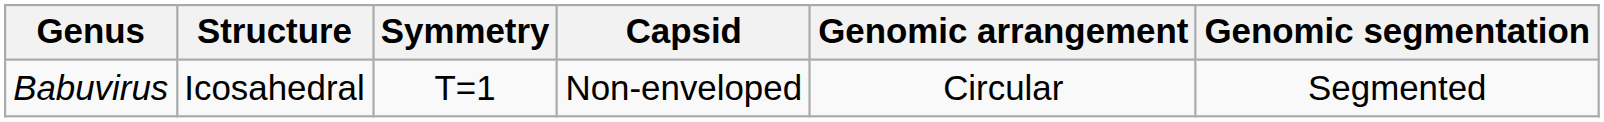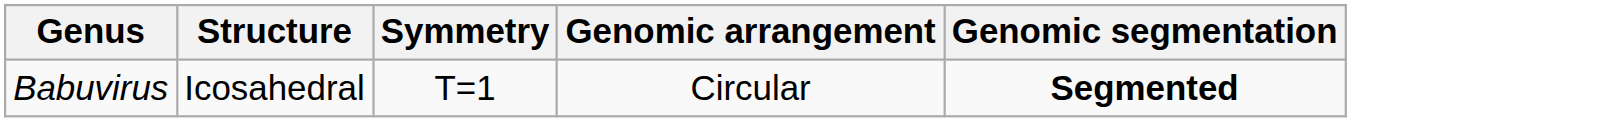- column: (684, 32)
(1397, 87) normal -> (1145, 87) bold
